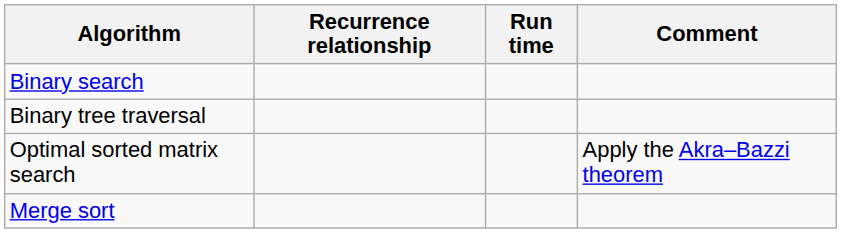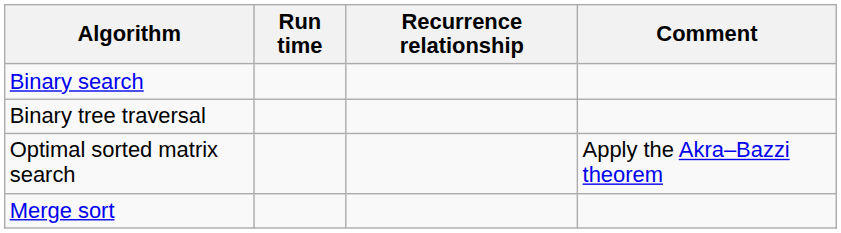columns swapped: (369, 34) <-> (531, 34)
